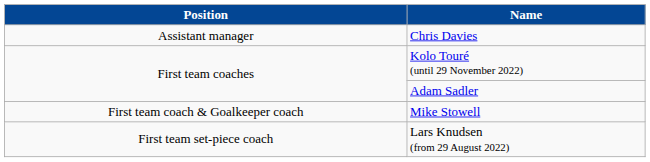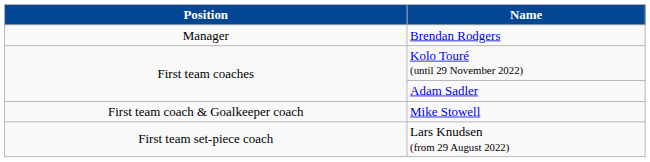+ row: (455, 35)
- row: (444, 35)
